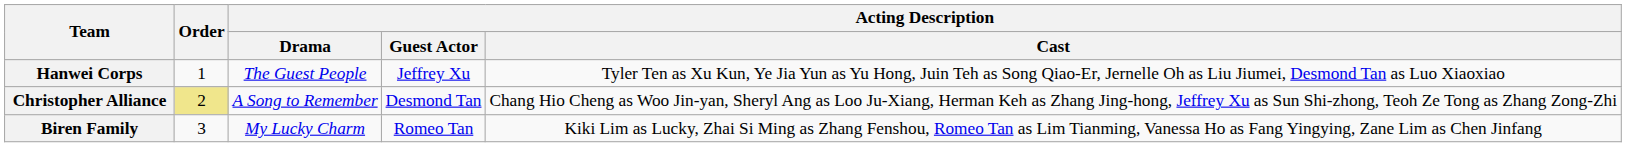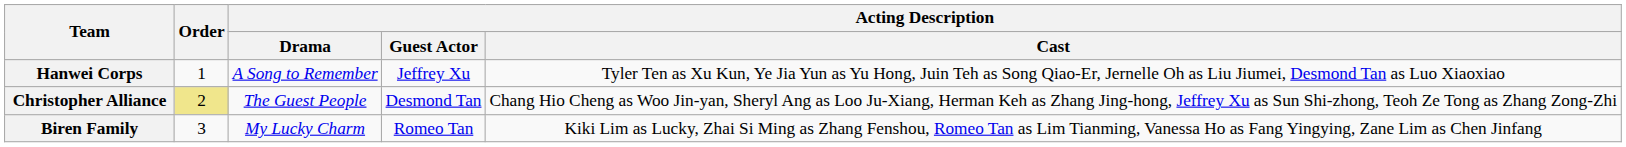(305, 73) The Guest People -> (305, 73) A Song to Remember
(305, 100) A Song to Remember -> (305, 100) The Guest People
